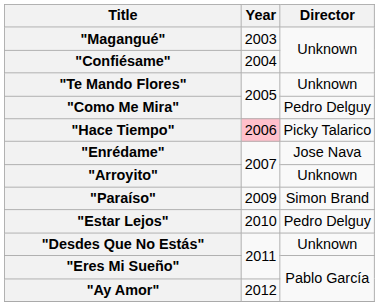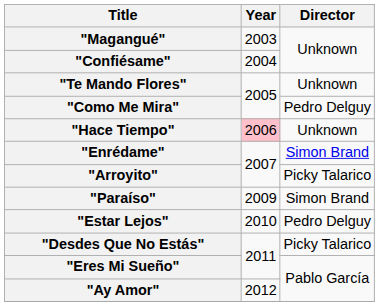(327, 130) Picky Talarico -> (327, 130) Unknown
(327, 152) Jose Nava -> (327, 152) Simon Brand
(327, 175) Unknown -> (327, 175) Picky Talarico
(327, 244) Unknown -> (327, 244) Picky Talarico
